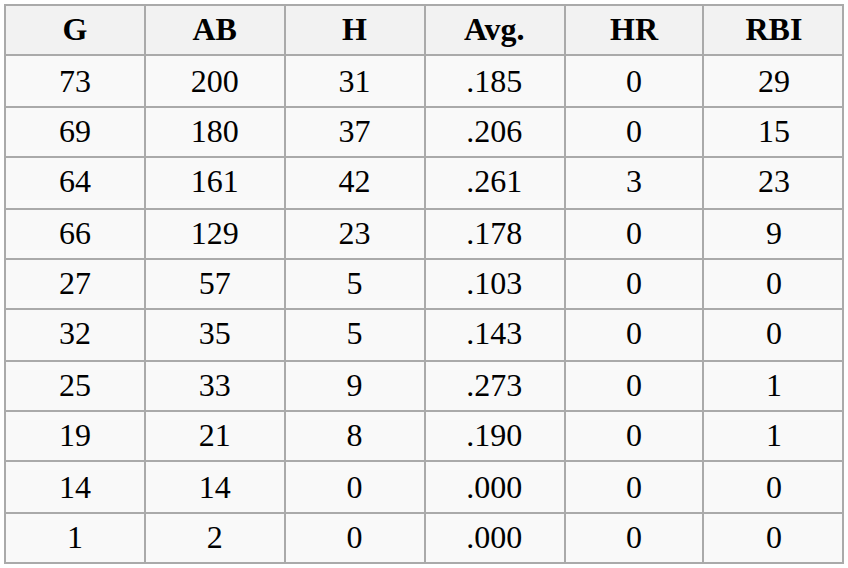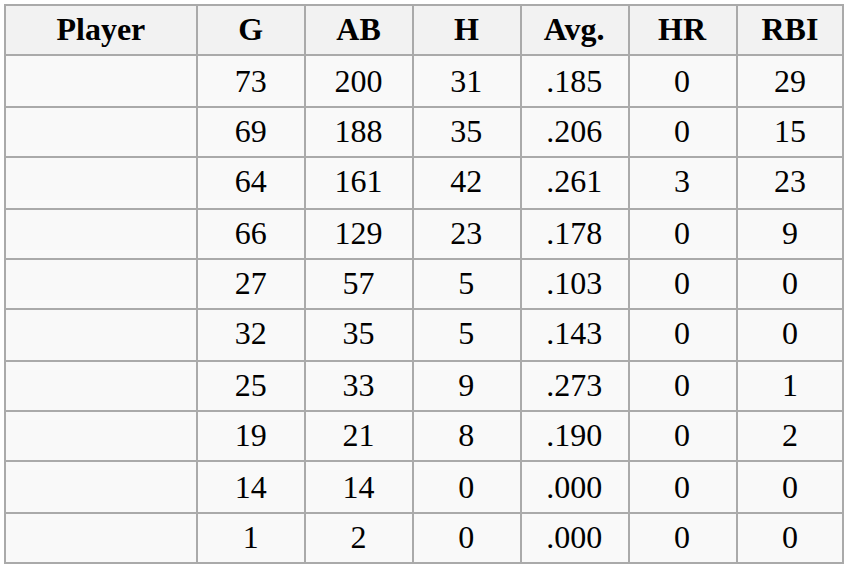+ column: (101, 29)
(215, 131) 180 -> (358, 131) 188
(354, 131) 37 -> (466, 131) 35
(774, 435) 1 -> (790, 435) 2
